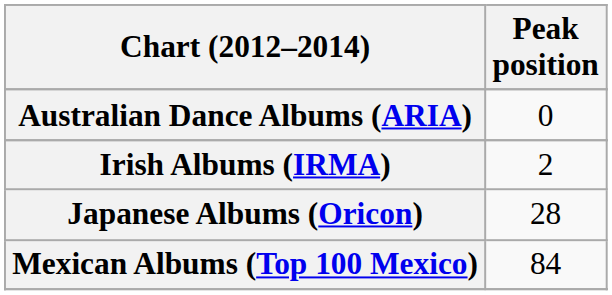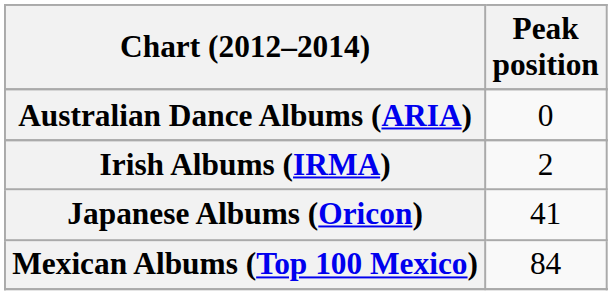(546, 213) 28 -> (546, 213) 41
